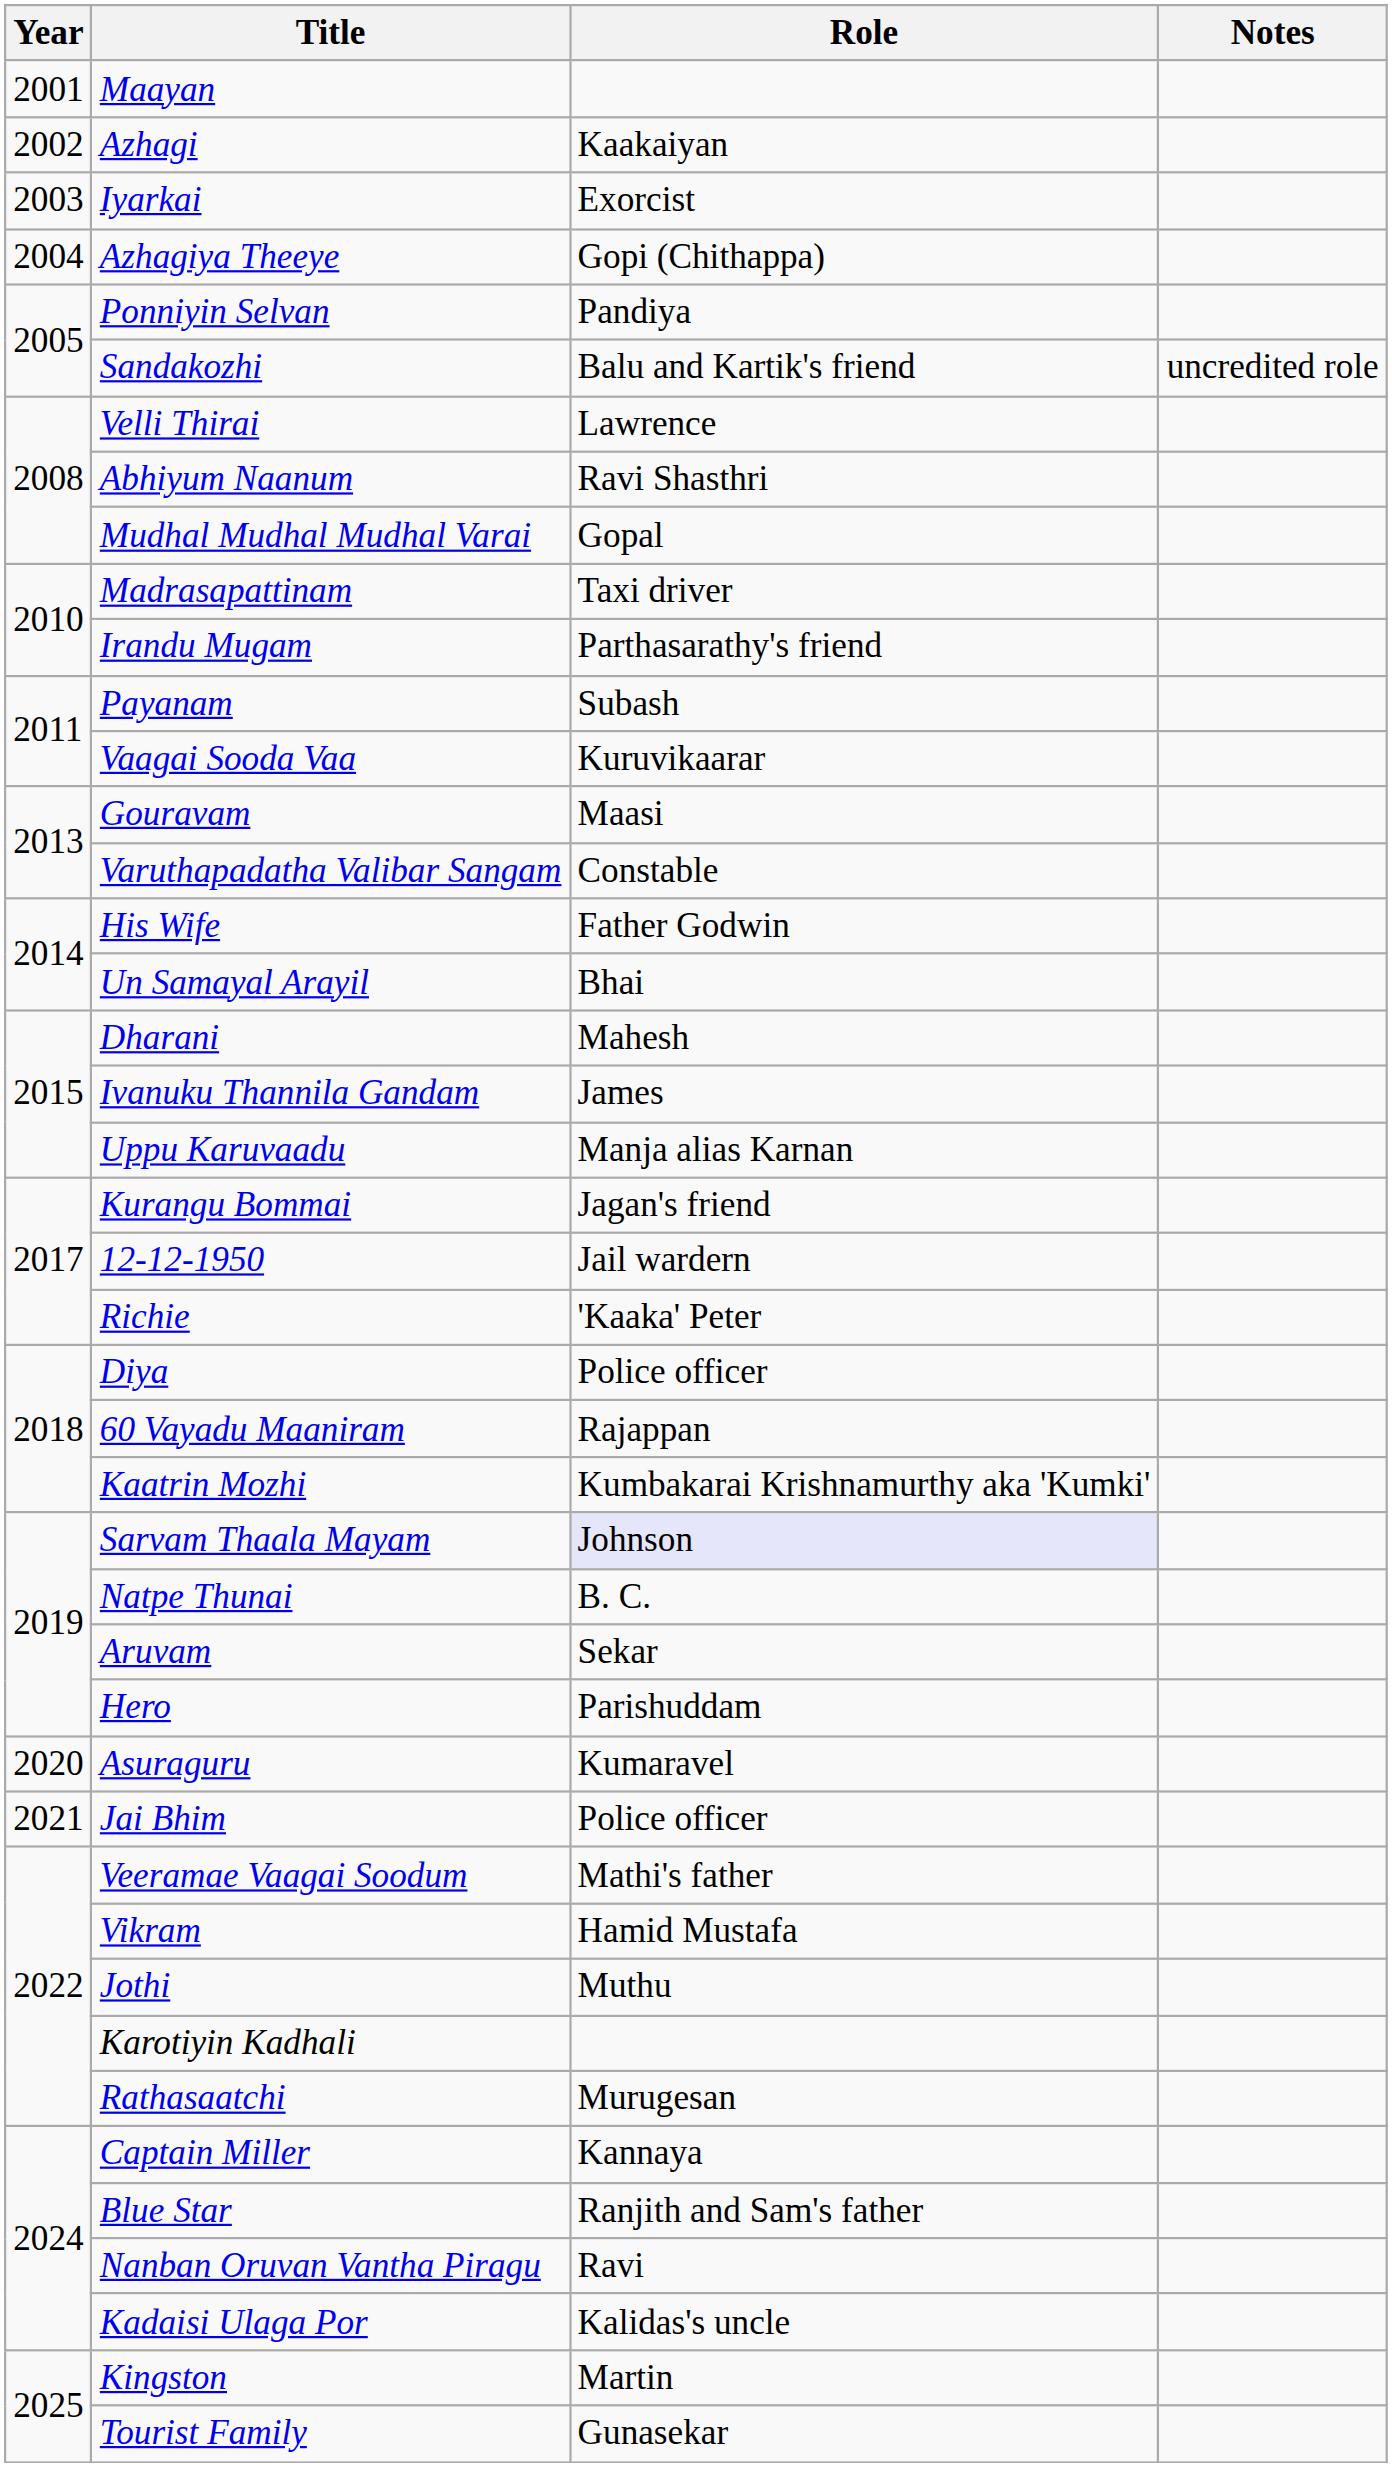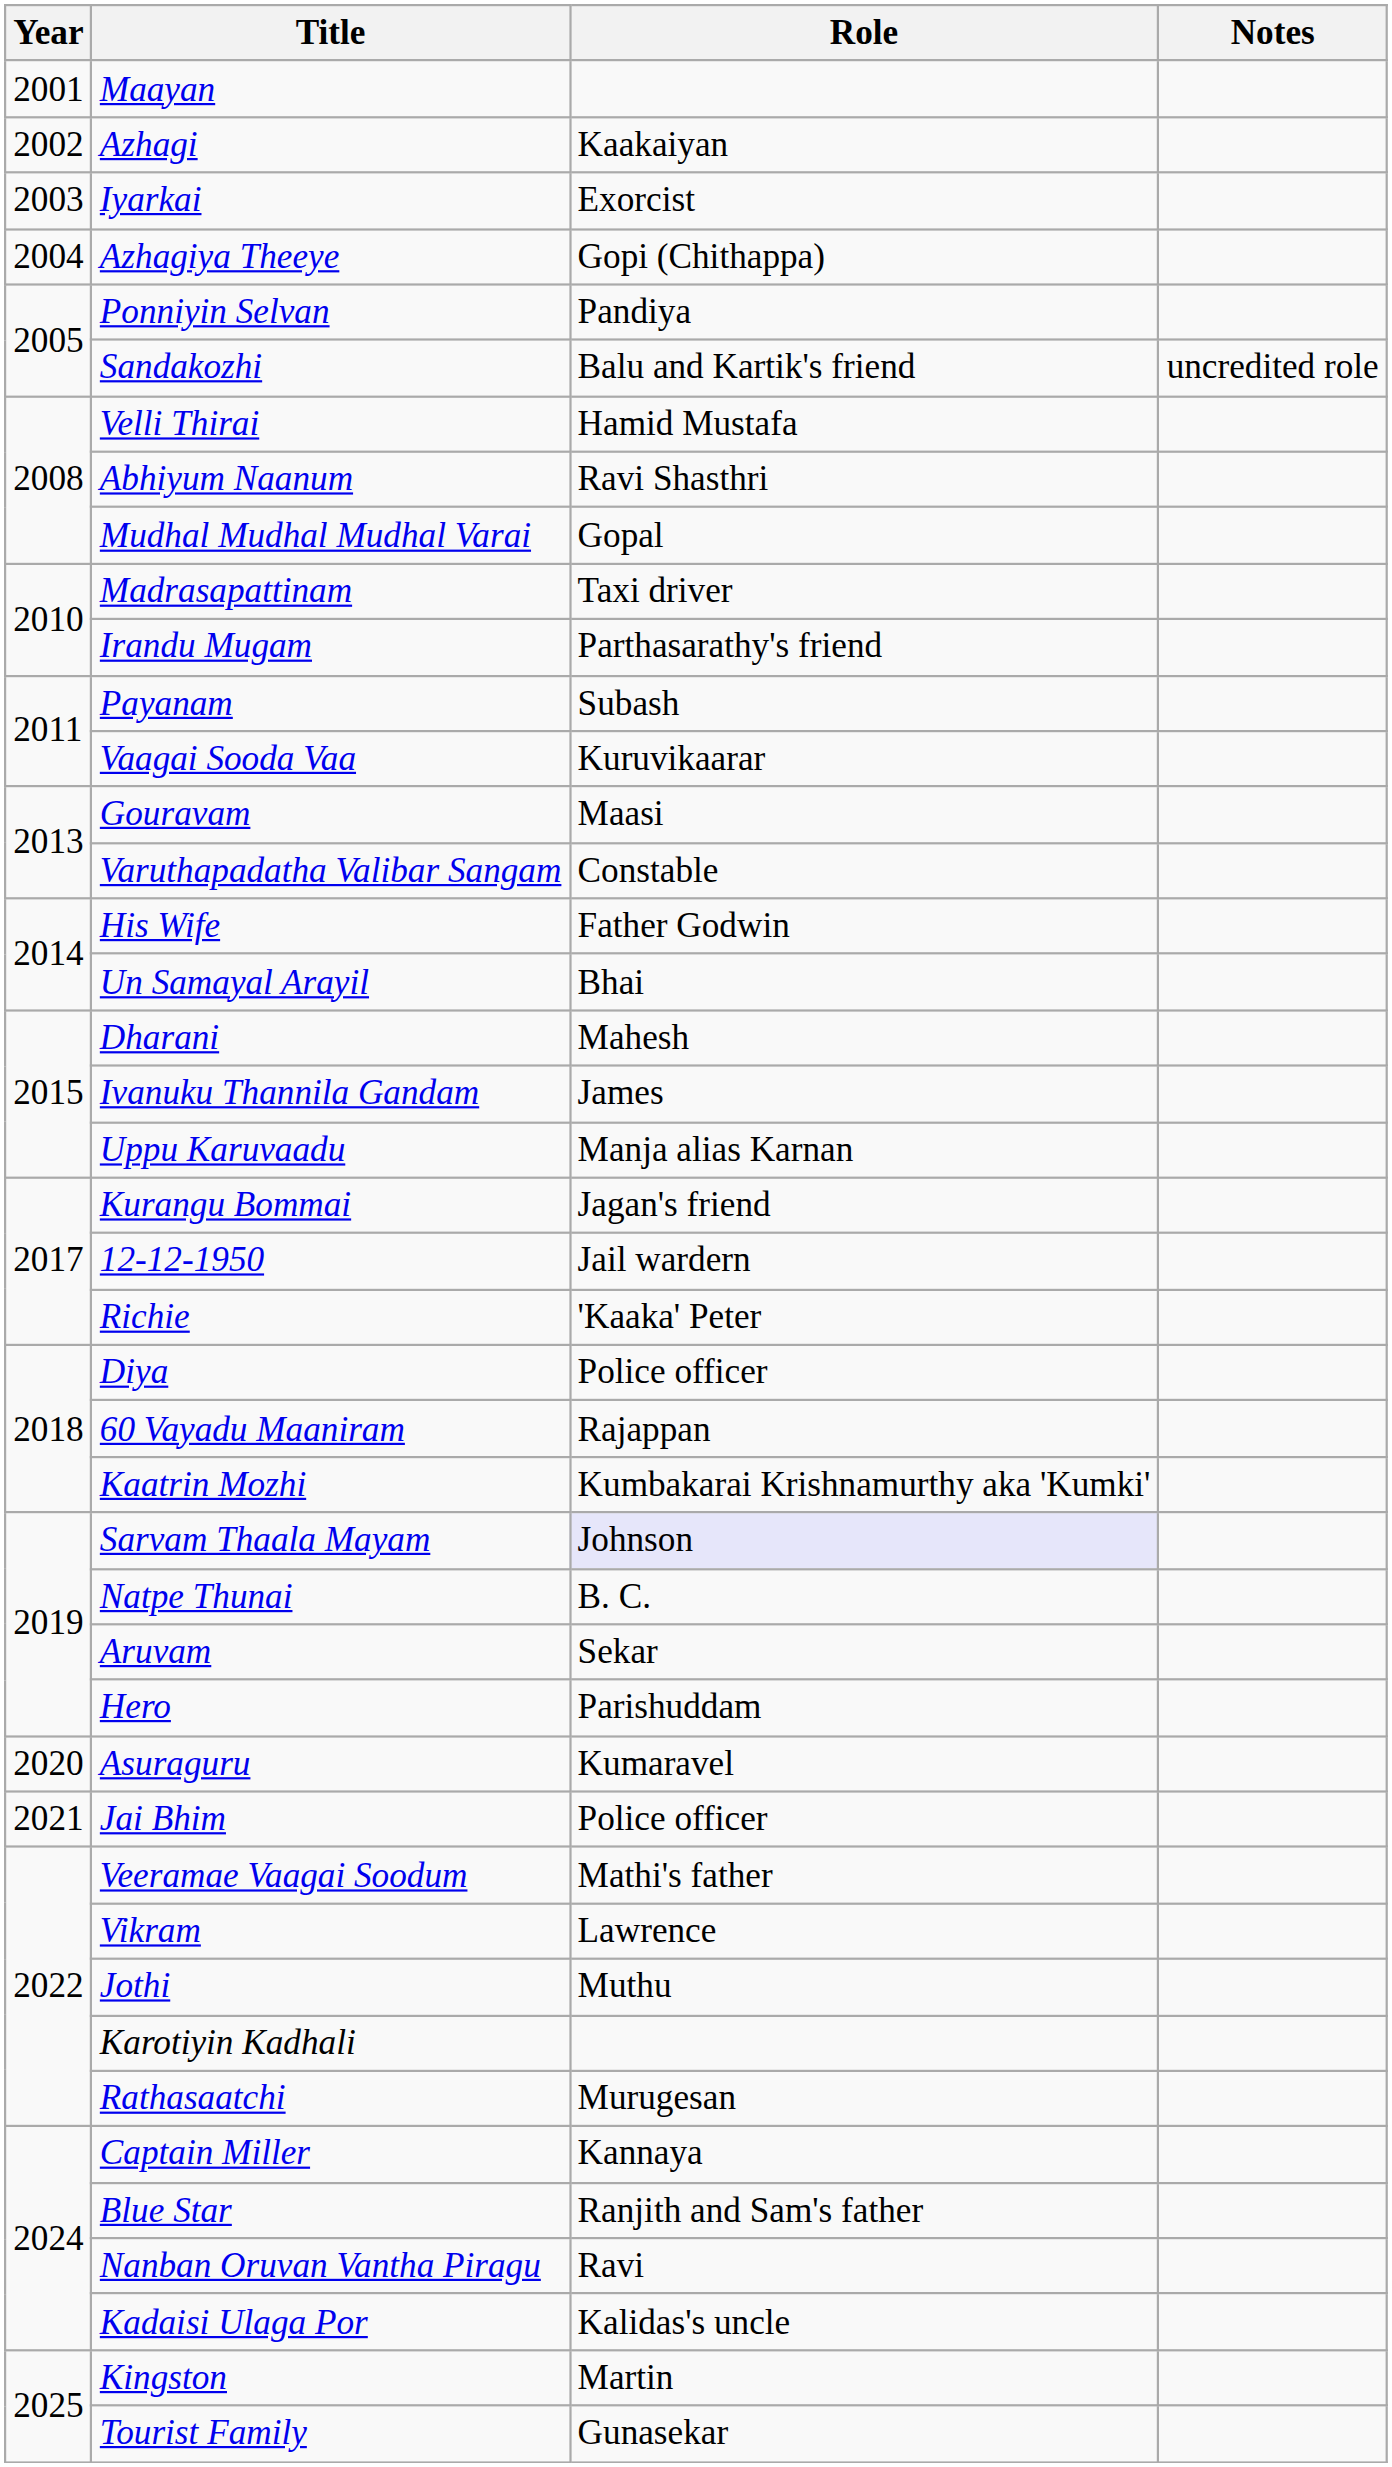(647, 423) Lawrence -> (688, 423) Hamid Mustafa
(688, 1930) Hamid Mustafa -> (647, 1930) Lawrence
